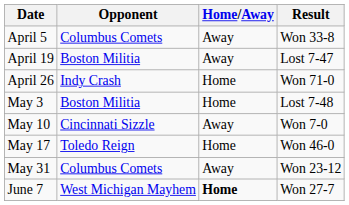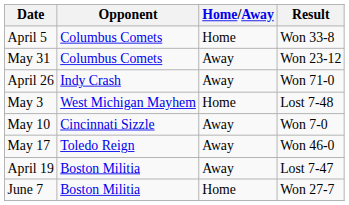(218, 37) Away -> (219, 37) Home
rows swapped: (31, 59) <-> (29, 168)
(219, 80) Home -> (218, 80) Away
(100, 102) Boston Militia -> (128, 102) West Michigan Mayhem
(219, 146) Home -> (218, 146) Away
(128, 189) West Michigan Mayhem -> (100, 189) Boston Militia
(220, 189) bold -> (219, 189) normal
